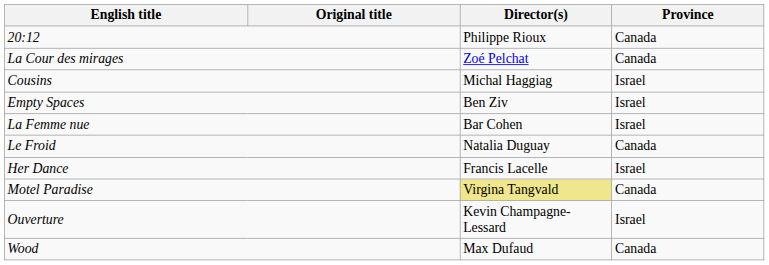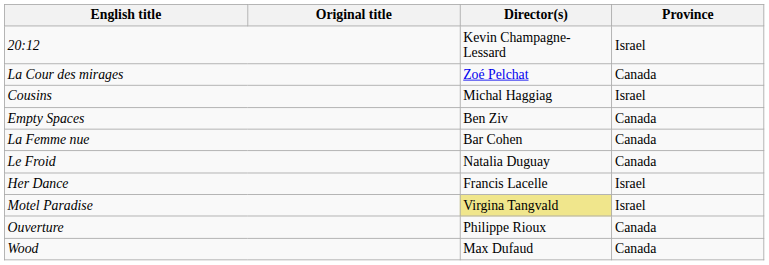(505, 37) Philippe Rioux -> (517, 44) Kevin Champagne-Lessard
(636, 37) Canada -> (630, 44) Israel
(630, 102) Israel -> (636, 118) Canada
(630, 124) Israel -> (636, 140) Canada
(636, 189) Canada -> (630, 205) Israel
(517, 219) Kevin Champagne-Lessard -> (505, 227) Philippe Rioux
(630, 219) Israel -> (636, 227) Canada
